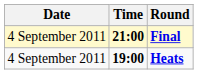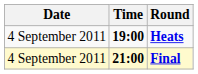rows swapped: (167, 58) <-> (165, 36)
